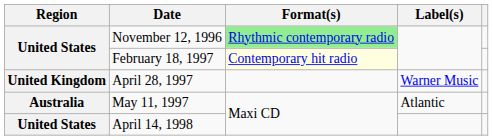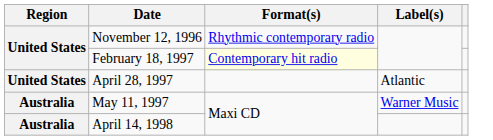(311, 37) lightgreen background -> (291, 37) no background
(57, 80) United Kingdom -> (47, 80) United States
(439, 80) Warner Music -> (403, 80) Atlantic
(423, 102) Atlantic -> (420, 102) Warner Music
(57, 124) United States -> (47, 124) Australia
